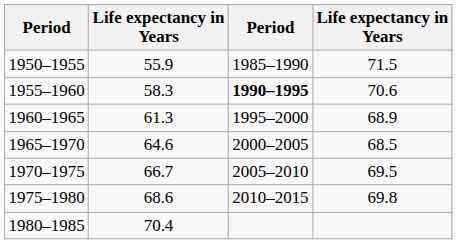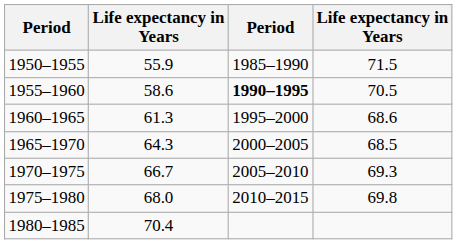(159, 90) 58.3 -> (159, 90) 58.6
(382, 90) 70.6 -> (382, 90) 70.5
(382, 117) 68.9 -> (382, 117) 68.6
(159, 144) 64.6 -> (159, 144) 64.3
(382, 171) 69.5 -> (382, 171) 69.3
(159, 198) 68.6 -> (159, 198) 68.0
